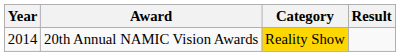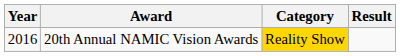(23, 39) 2014 -> (23, 39) 2016
